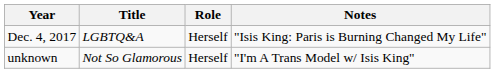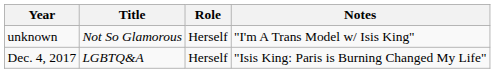rows swapped: (42, 36) <-> (33, 57)
